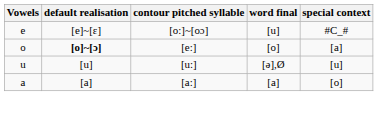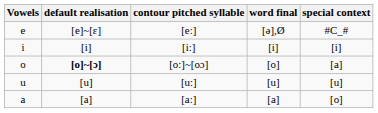(189, 30) [o:]~[oɔ] -> (189, 30) [e:]
(273, 30) [u] -> (273, 30) [ə],Ø
+ row: (23, 47)
(189, 47) [e:] -> (189, 64) [o:]~[oɔ]
(273, 64) [ə],Ø -> (273, 82) [u]
